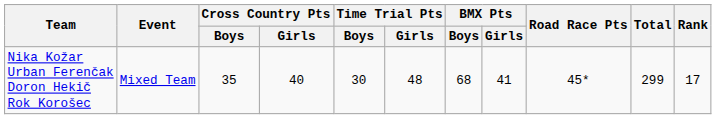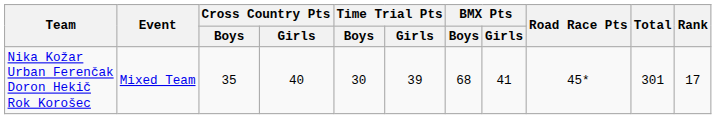(415, 80) 48 -> (415, 80) 39
(653, 80) 299 -> (653, 80) 301
